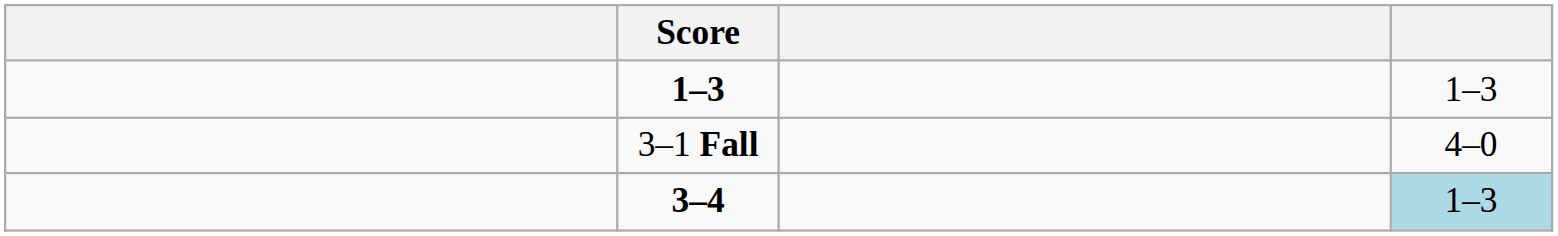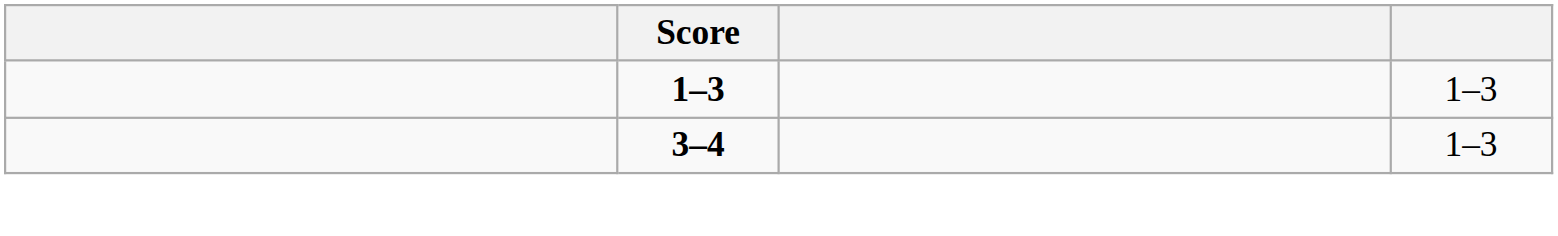- row: (698, 144)
(1471, 200) lightblue background -> (1471, 144) no background
